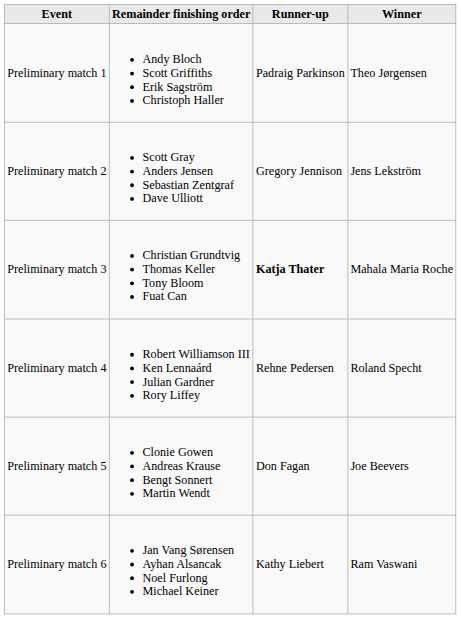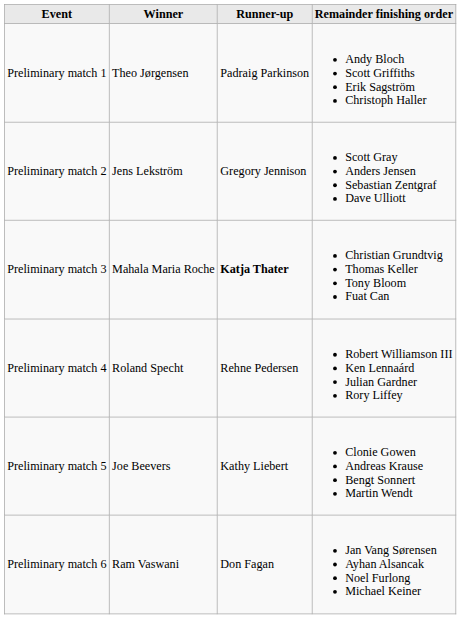columns swapped: (402, 14) <-> (181, 14)
(283, 466) Don Fagan -> (254, 466) Kathy Liebert
(290, 564) Kathy Liebert -> (247, 564) Don Fagan
